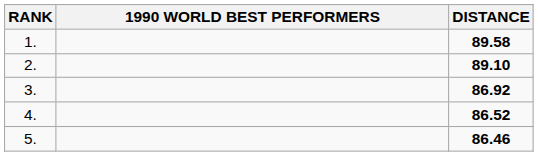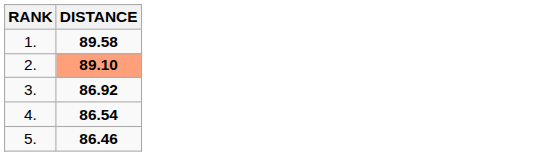- column: (252, 17)
(491, 66) no background -> (99, 66) lightsalmon background
(491, 114) 86.52 -> (99, 114) 86.54
